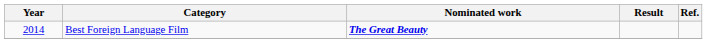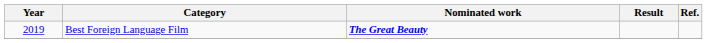(34, 30) 2014 -> (34, 30) 2019
